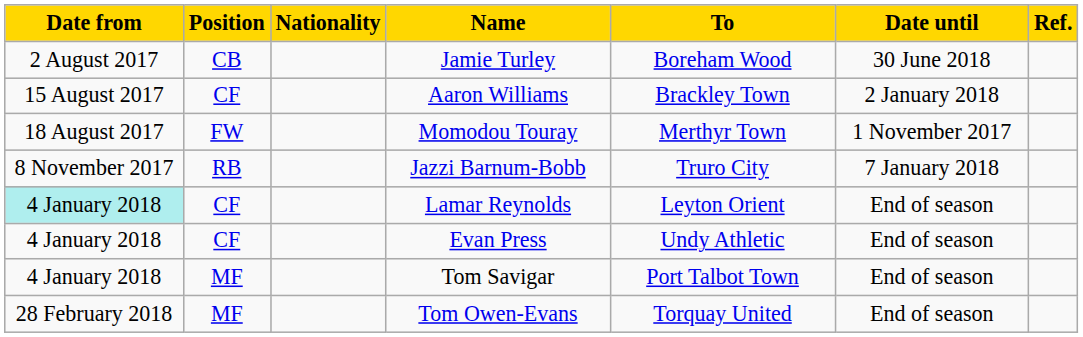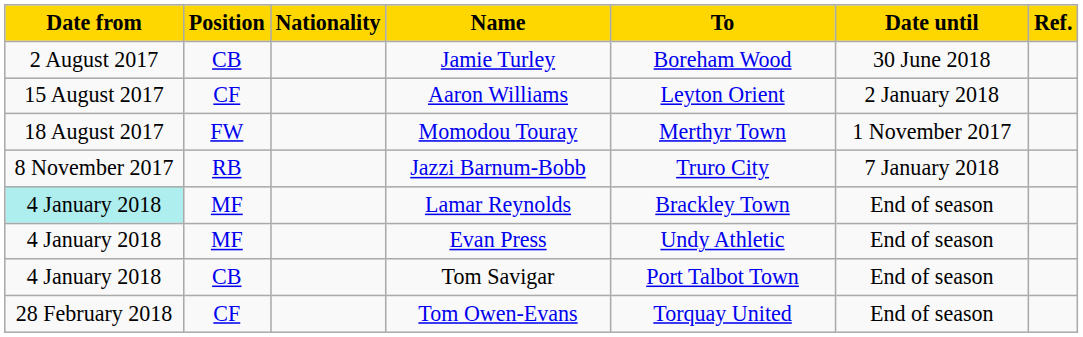(723, 95) Brackley Town -> (723, 95) Leyton Orient
(227, 204) CF -> (227, 204) MF
(723, 204) Leyton Orient -> (723, 204) Brackley Town
(227, 241) CF -> (227, 241) MF
(227, 277) MF -> (227, 277) CB
(227, 313) MF -> (227, 313) CF
